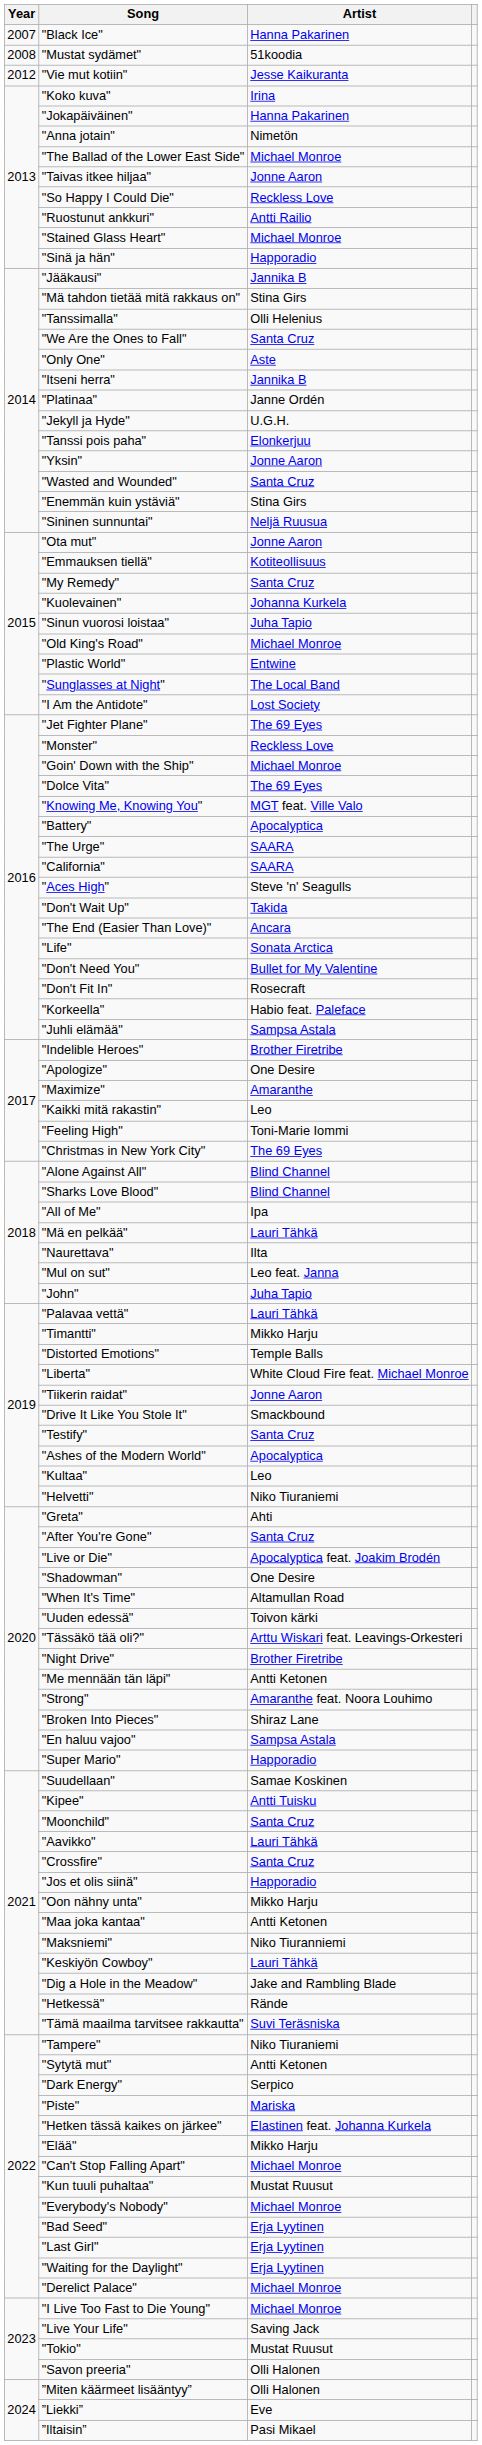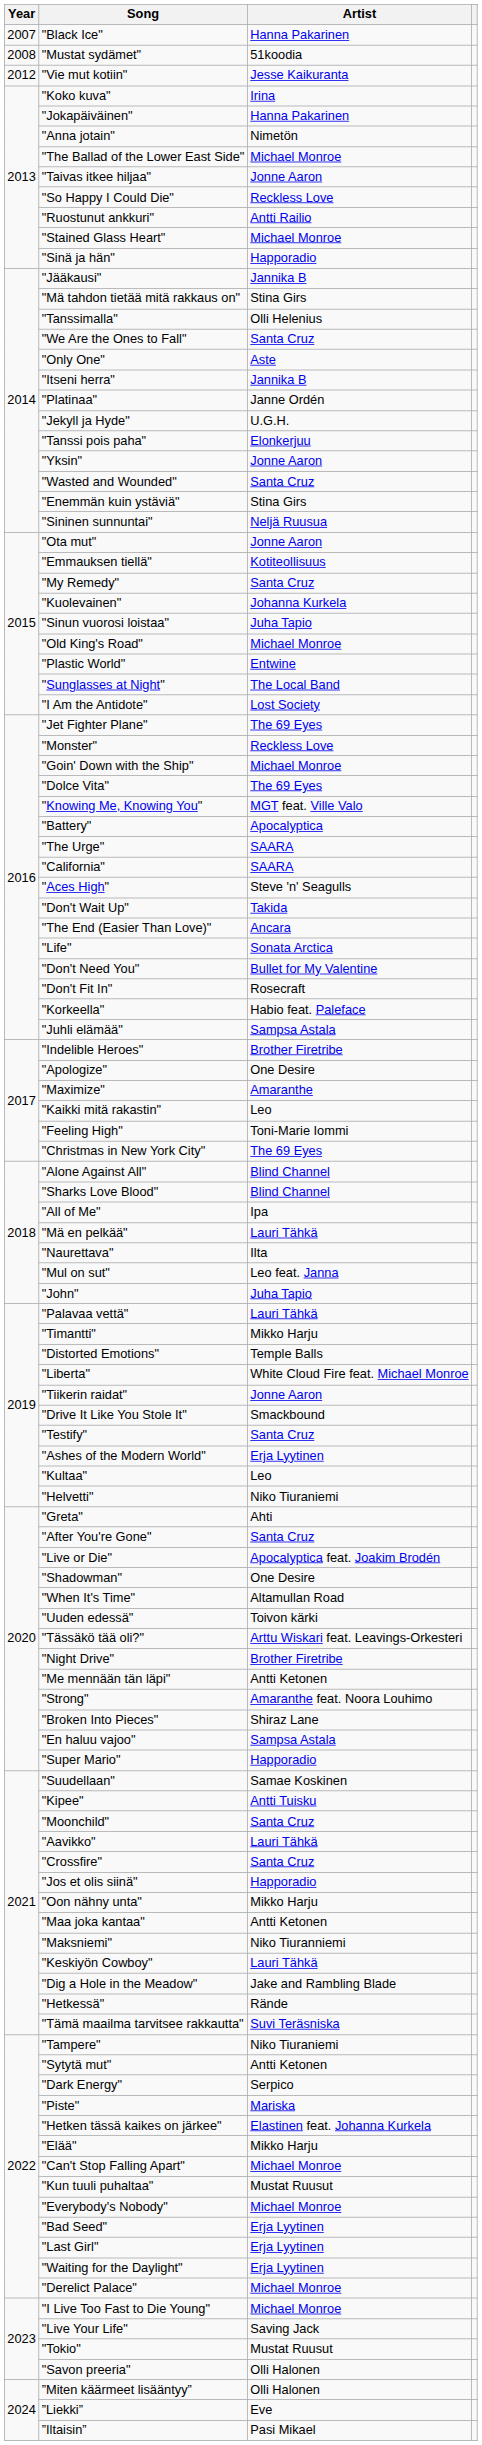(287, 1455) Apocalyptica -> (287, 1455) Erja Lyytinen
